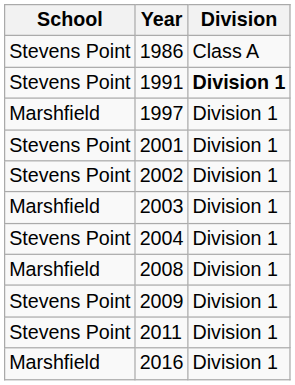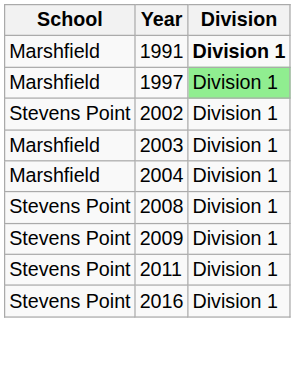- row: (162, 51)
(70, 82) Stevens Point -> (55, 51) Marshfield
(235, 113) no background -> (235, 82) lightgreen background
- row: (162, 144)
(70, 238) Stevens Point -> (55, 176) Marshfield
(55, 269) Marshfield -> (70, 207) Stevens Point
(55, 363) Marshfield -> (70, 301) Stevens Point
